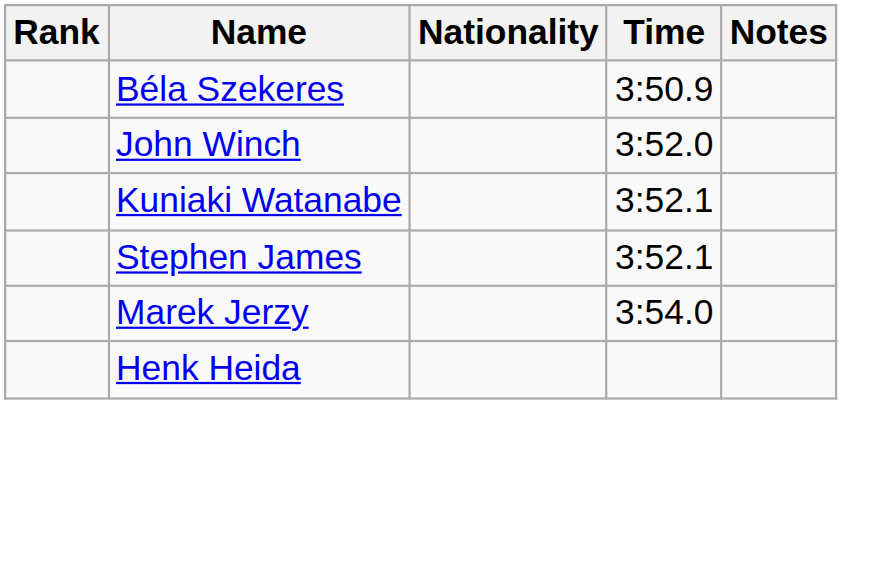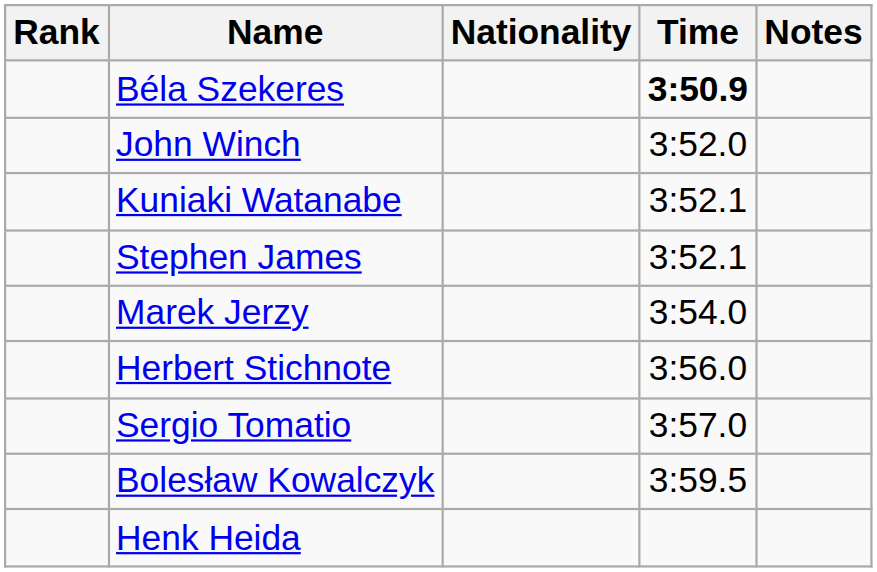(664, 88) normal -> (698, 88) bold
+ row: (254, 369)
+ row: (234, 425)
+ row: (275, 481)
